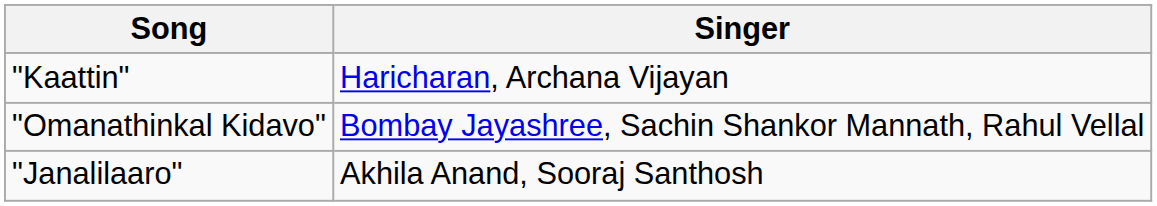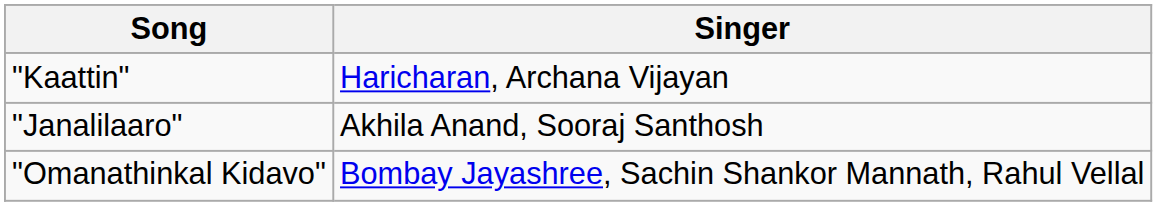rows swapped: (97, 175) <-> (169, 126)
